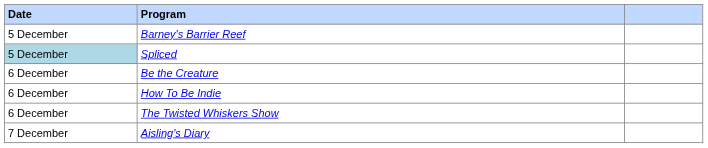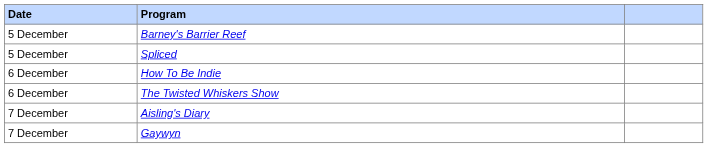(38, 54) lightblue background -> (38, 54) no background
- row: (180, 74)
+ row: (161, 133)
